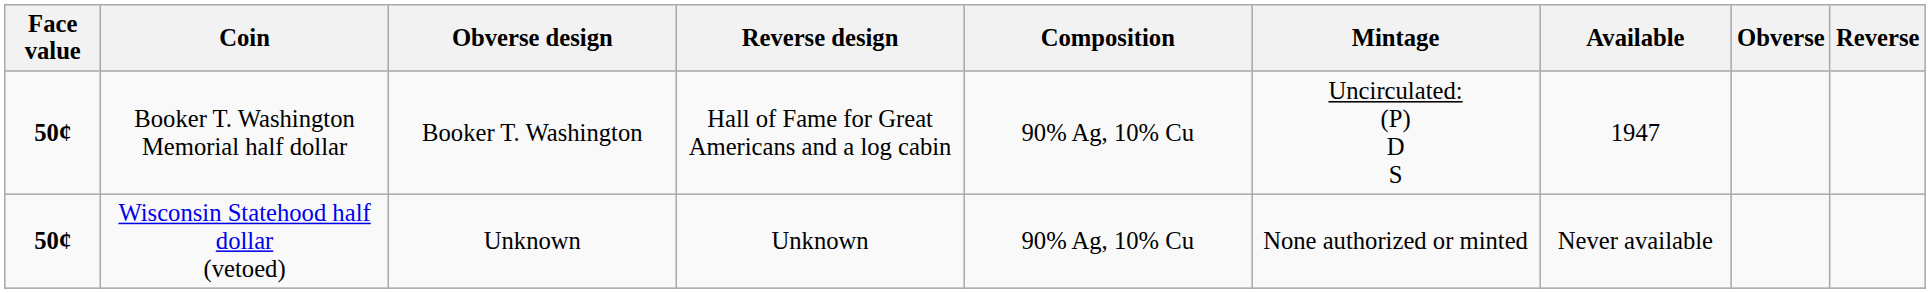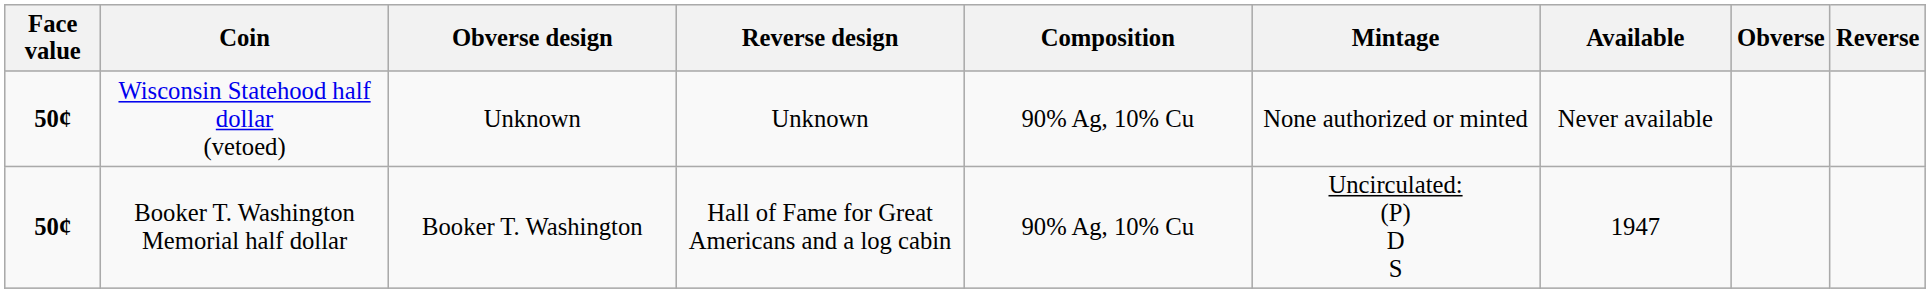rows swapped: (245, 132) <-> (245, 240)
